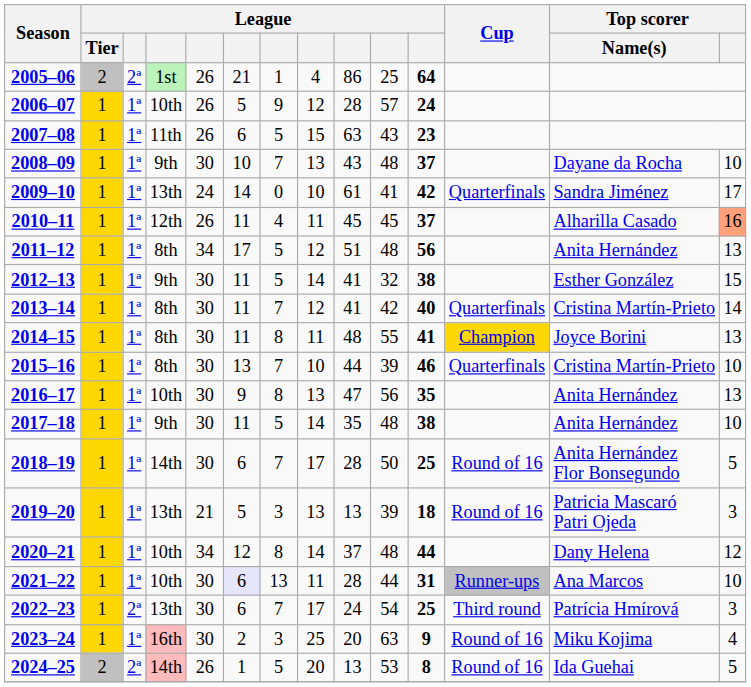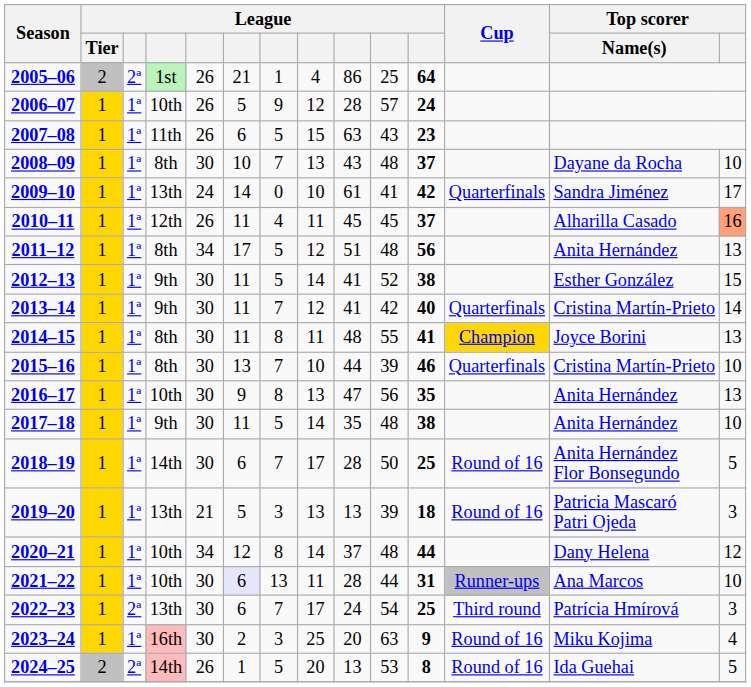(166, 163) 9th -> (166, 163) 8th
(389, 279) 32 -> (389, 279) 52
(166, 308) 8th -> (166, 308) 9th
